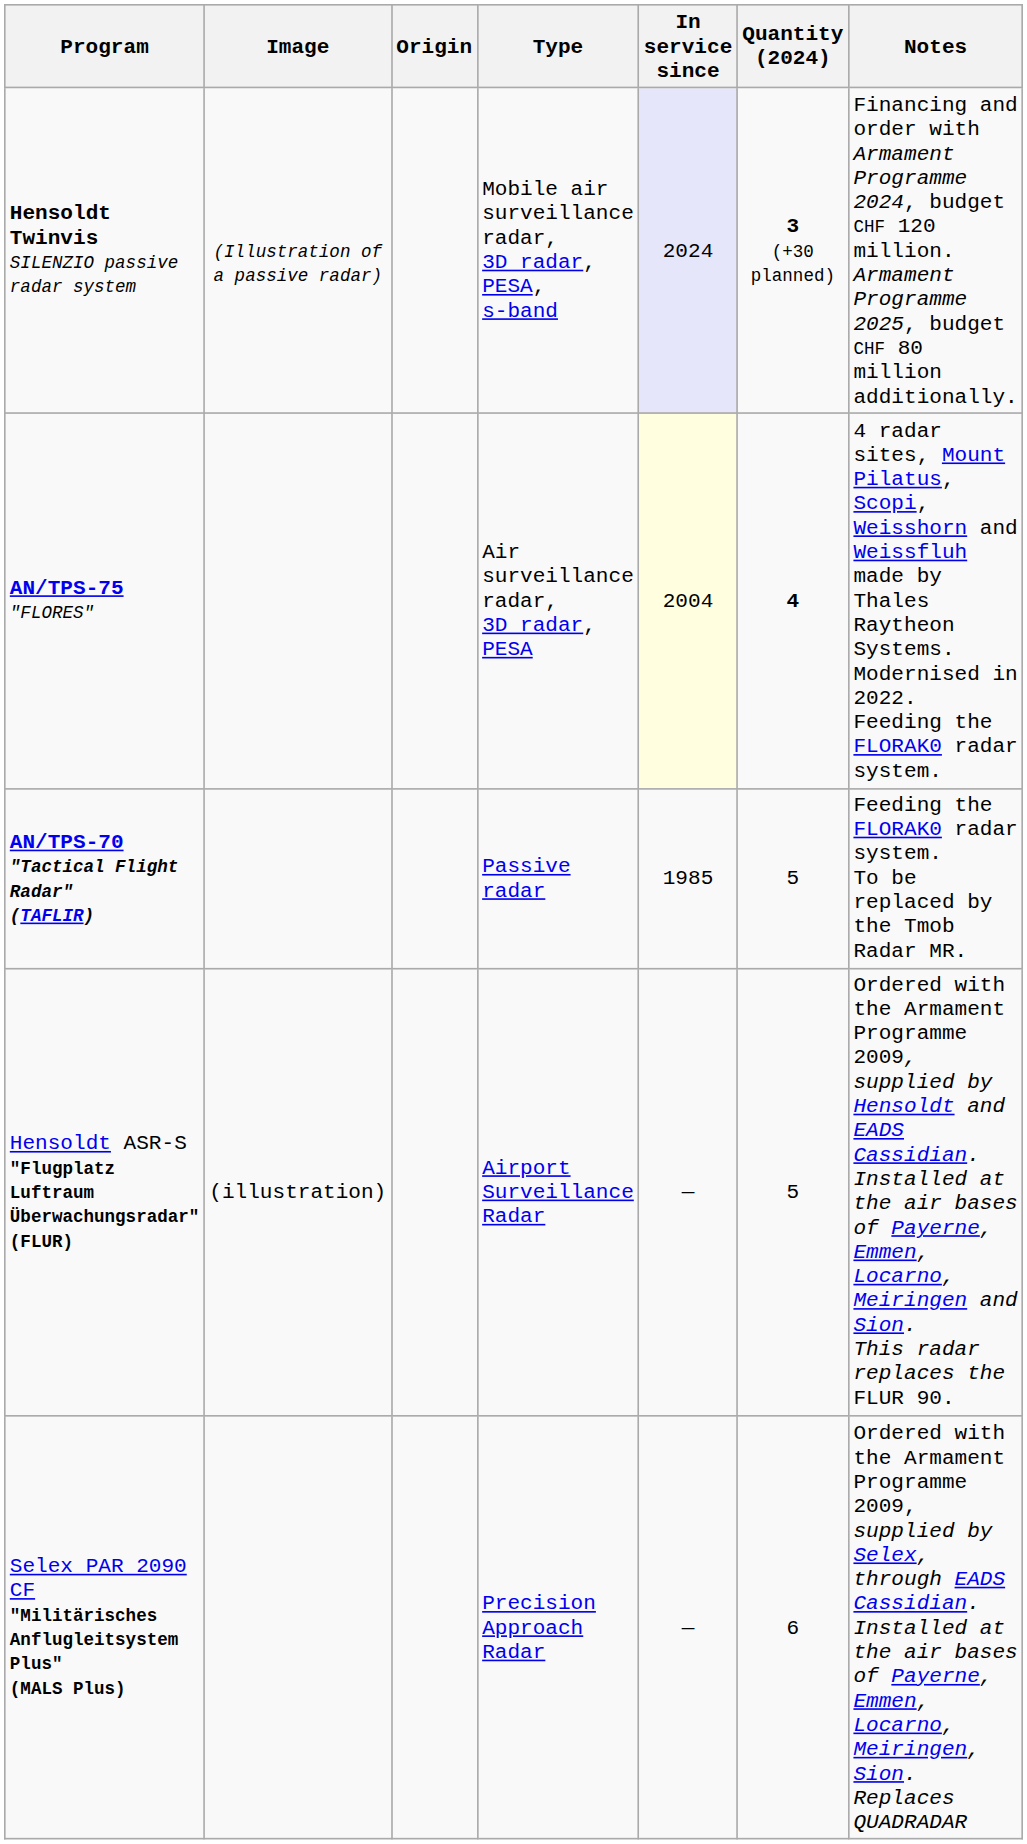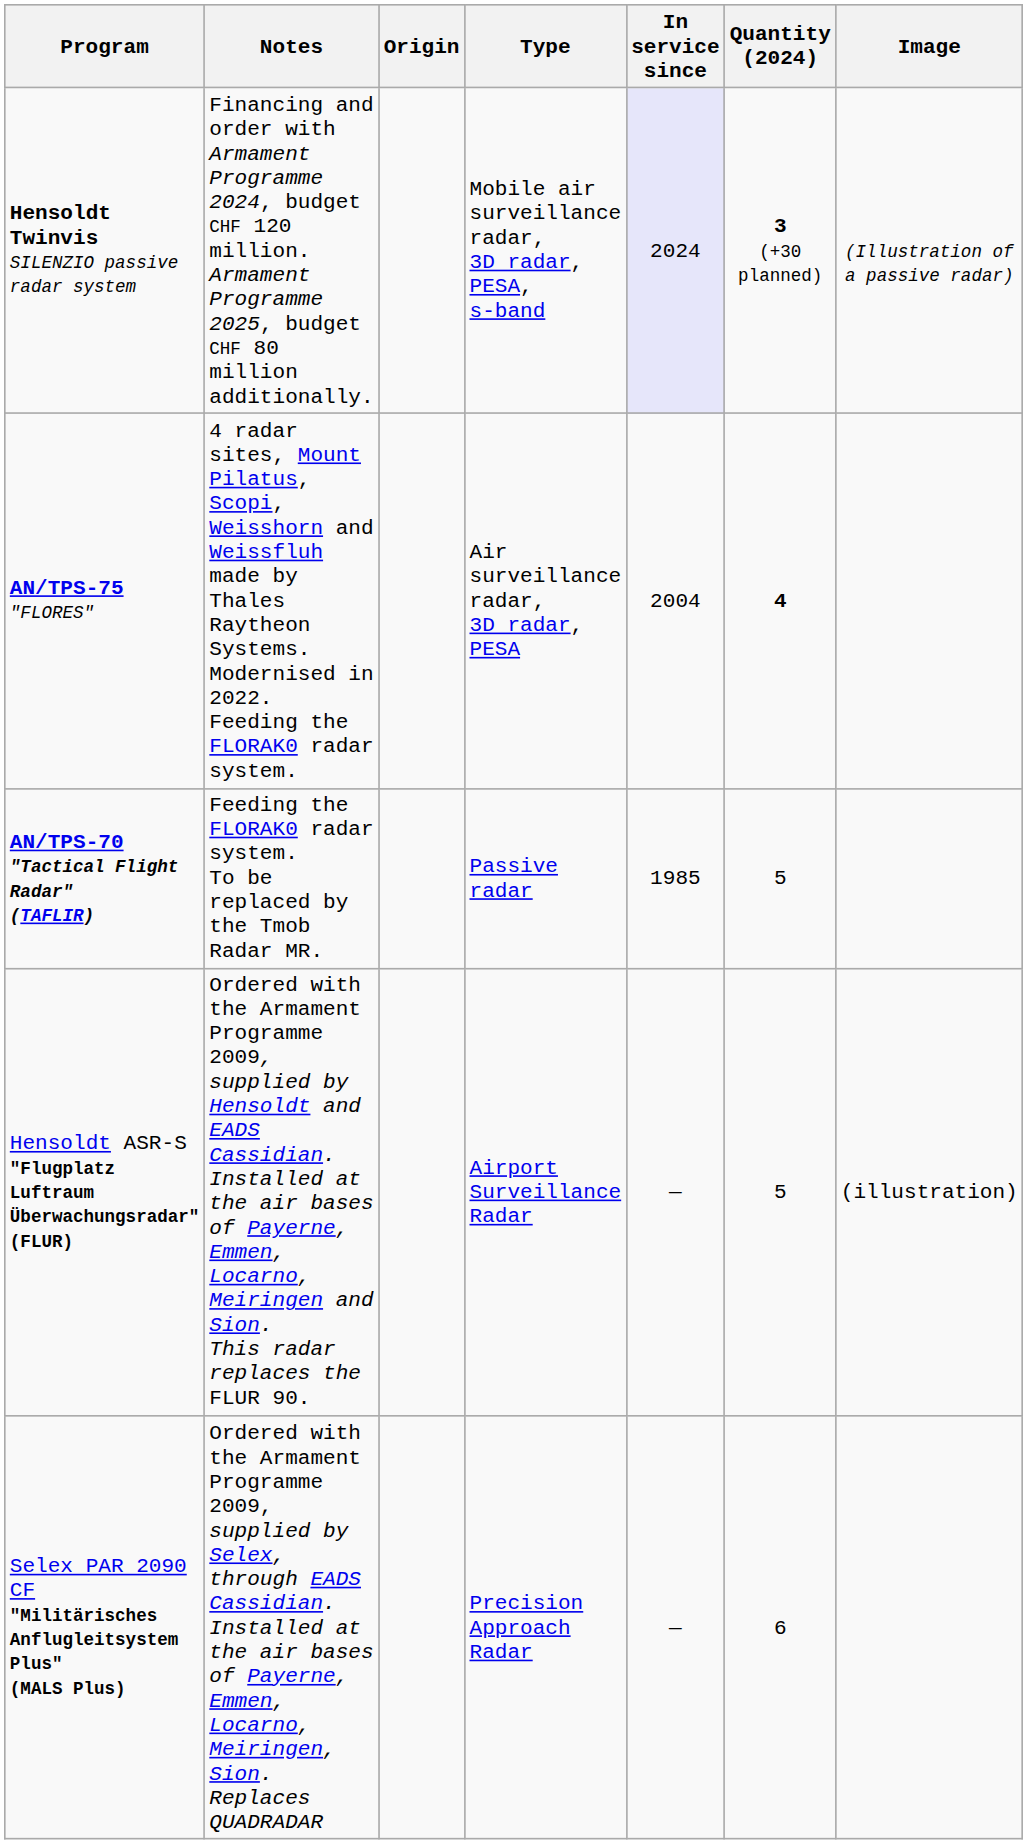columns swapped: (298, 46) <-> (936, 46)
(688, 601) lightyellow background -> (675, 601) no background
